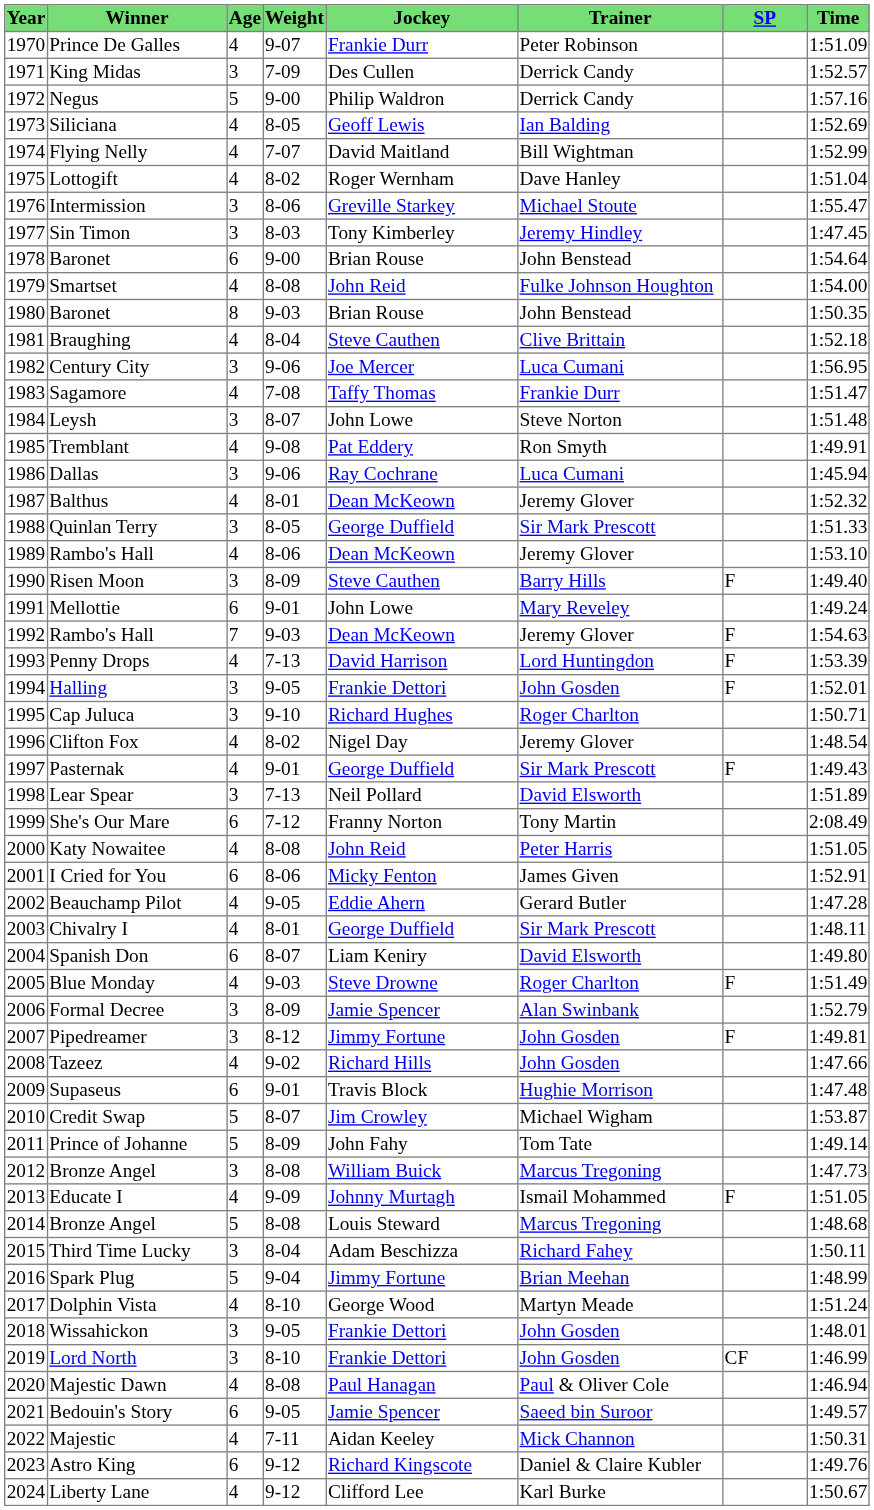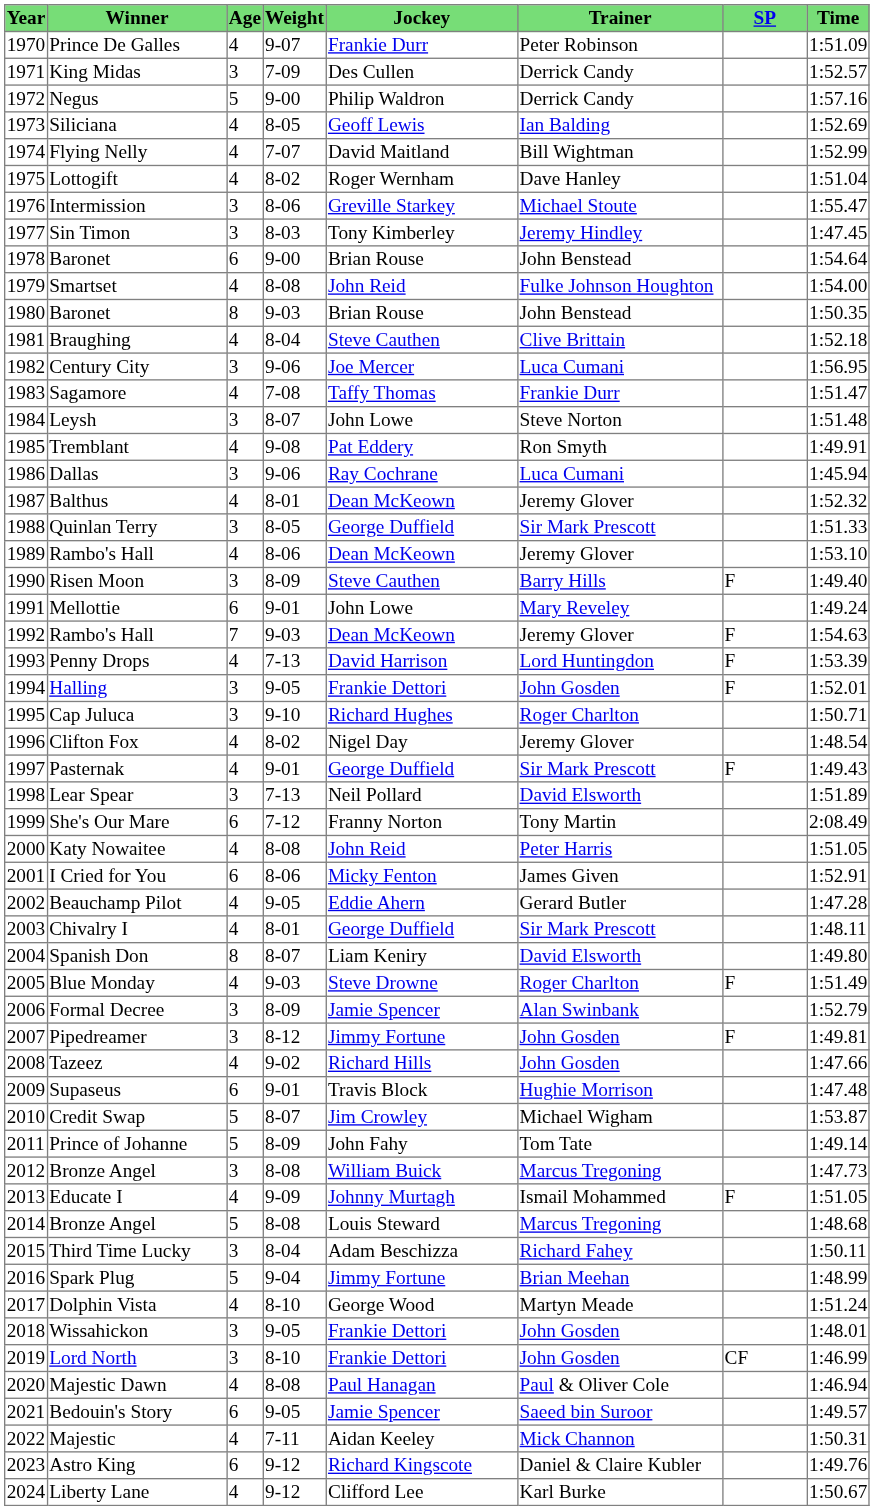(234, 955) 6 -> (234, 955) 8
